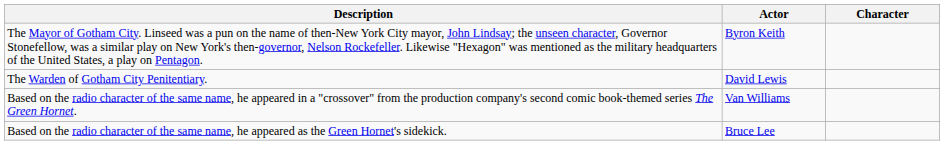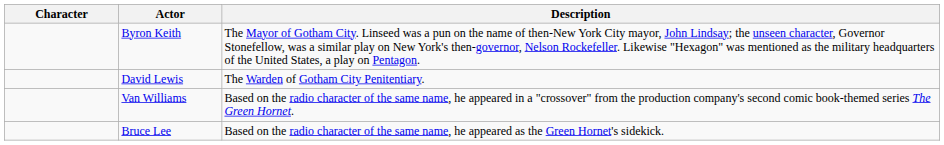columns swapped: (882, 14) <-> (363, 14)
